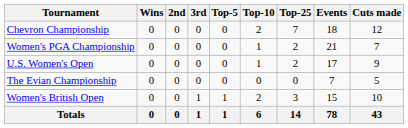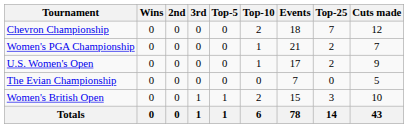columns swapped: (295, 13) <-> (332, 13)
